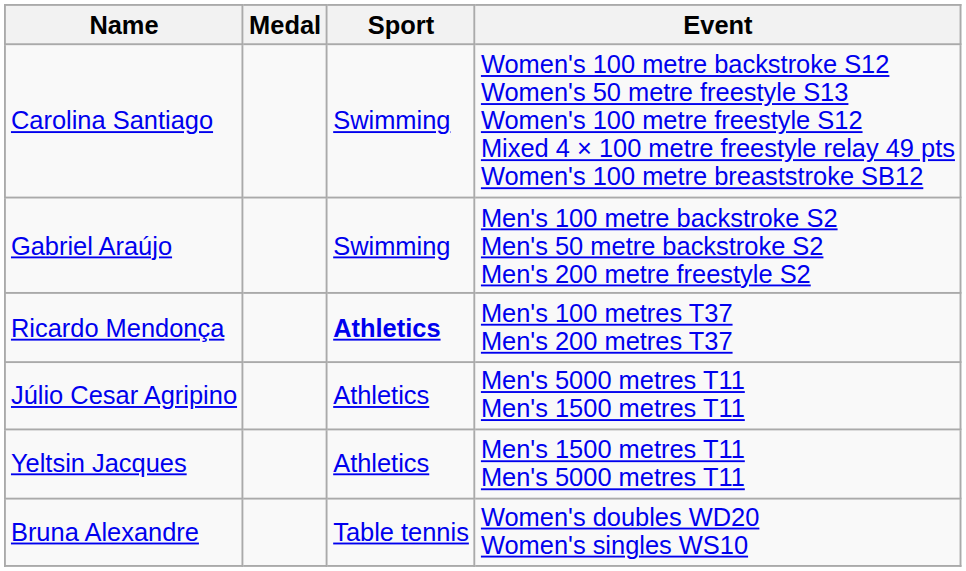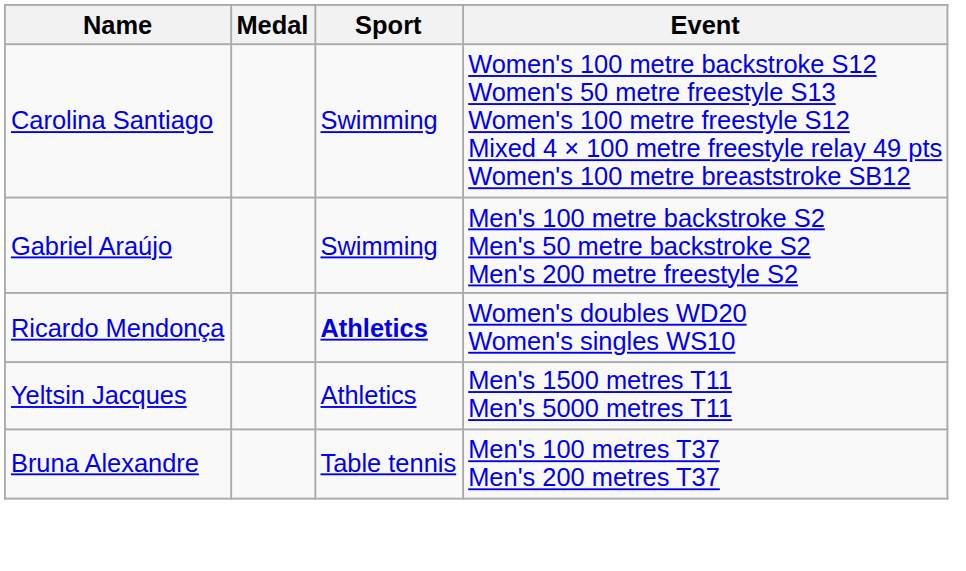(607, 327) Men's 100 metres T37 Men's 200 metres T37 -> (607, 327) Women's doubles WD20 Women's singles WS10
- row: (124, 395)
(620, 532) Women's doubles WD20 Women's singles WS10 -> (594, 463) Men's 100 metres T37 Men's 200 metres T37
